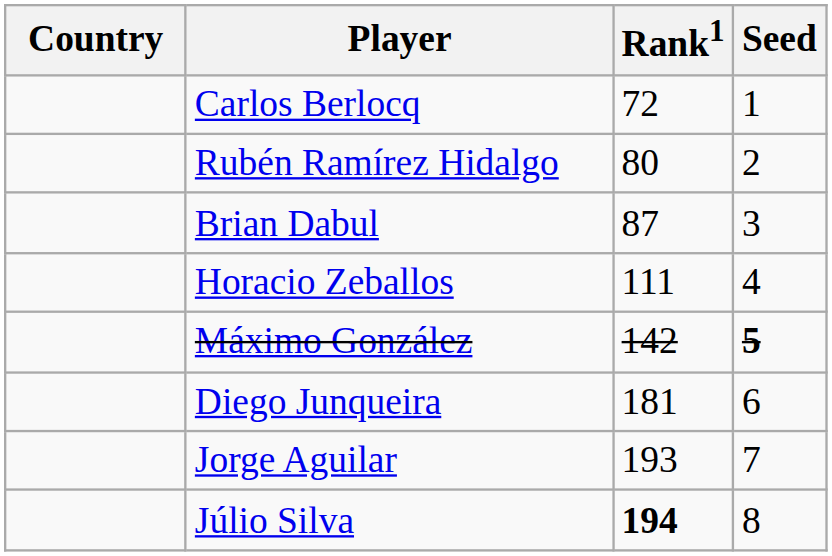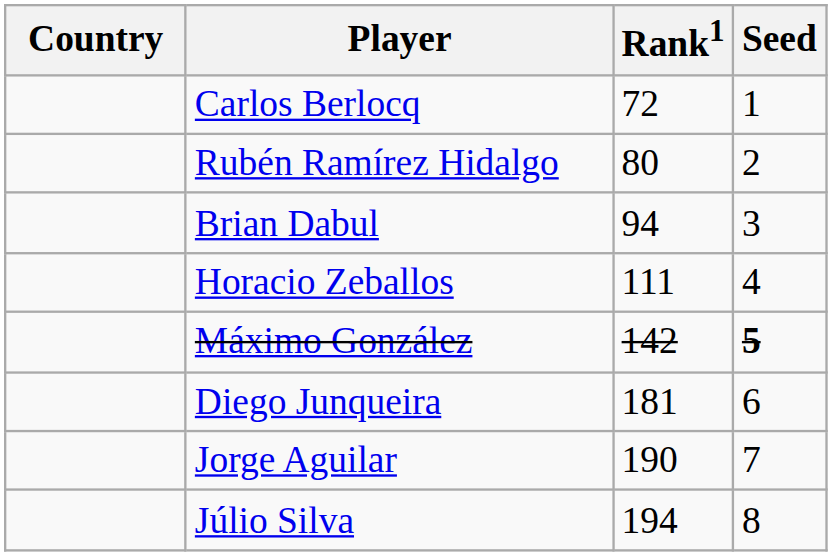(640, 222) 87 -> (640, 222) 94
(650, 459) 193 -> (650, 459) 190
(650, 519) bold -> (650, 519) normal
